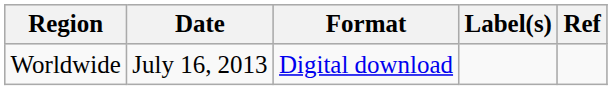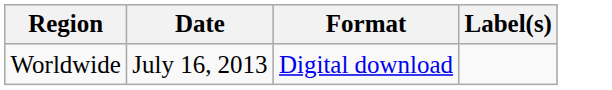- column: (582, 24)
